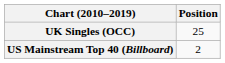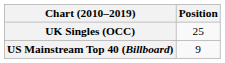(198, 49) 2 -> (198, 49) 9
